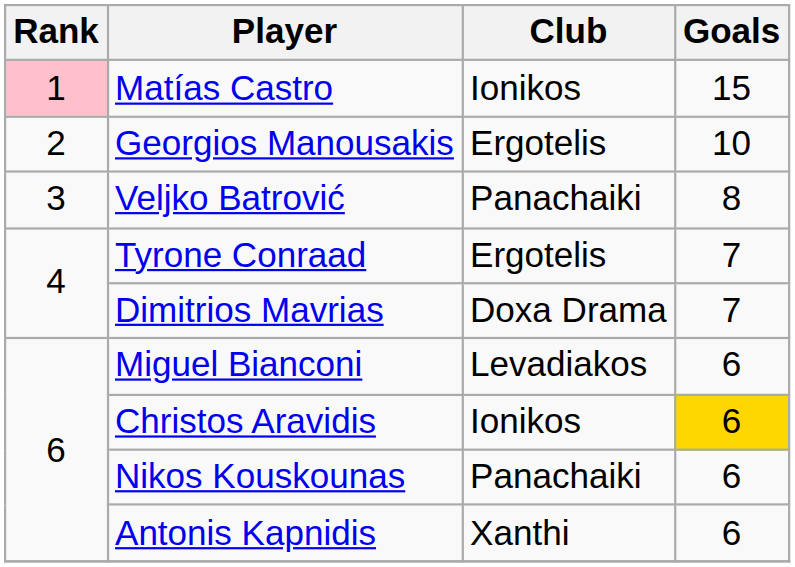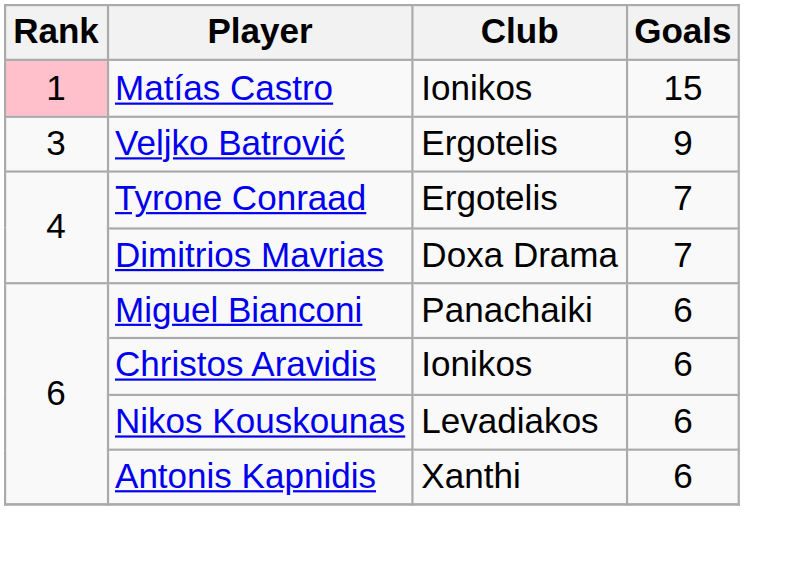- row: (284, 143)
(556, 198) Panachaiki -> (490, 143) Ergotelis
(732, 198) 8 -> (683, 143) 9
(559, 365) Levadiakos -> (507, 310) Panachaiki
(732, 421) gold background -> (683, 365) no background
(556, 476) Panachaiki -> (510, 421) Levadiakos
